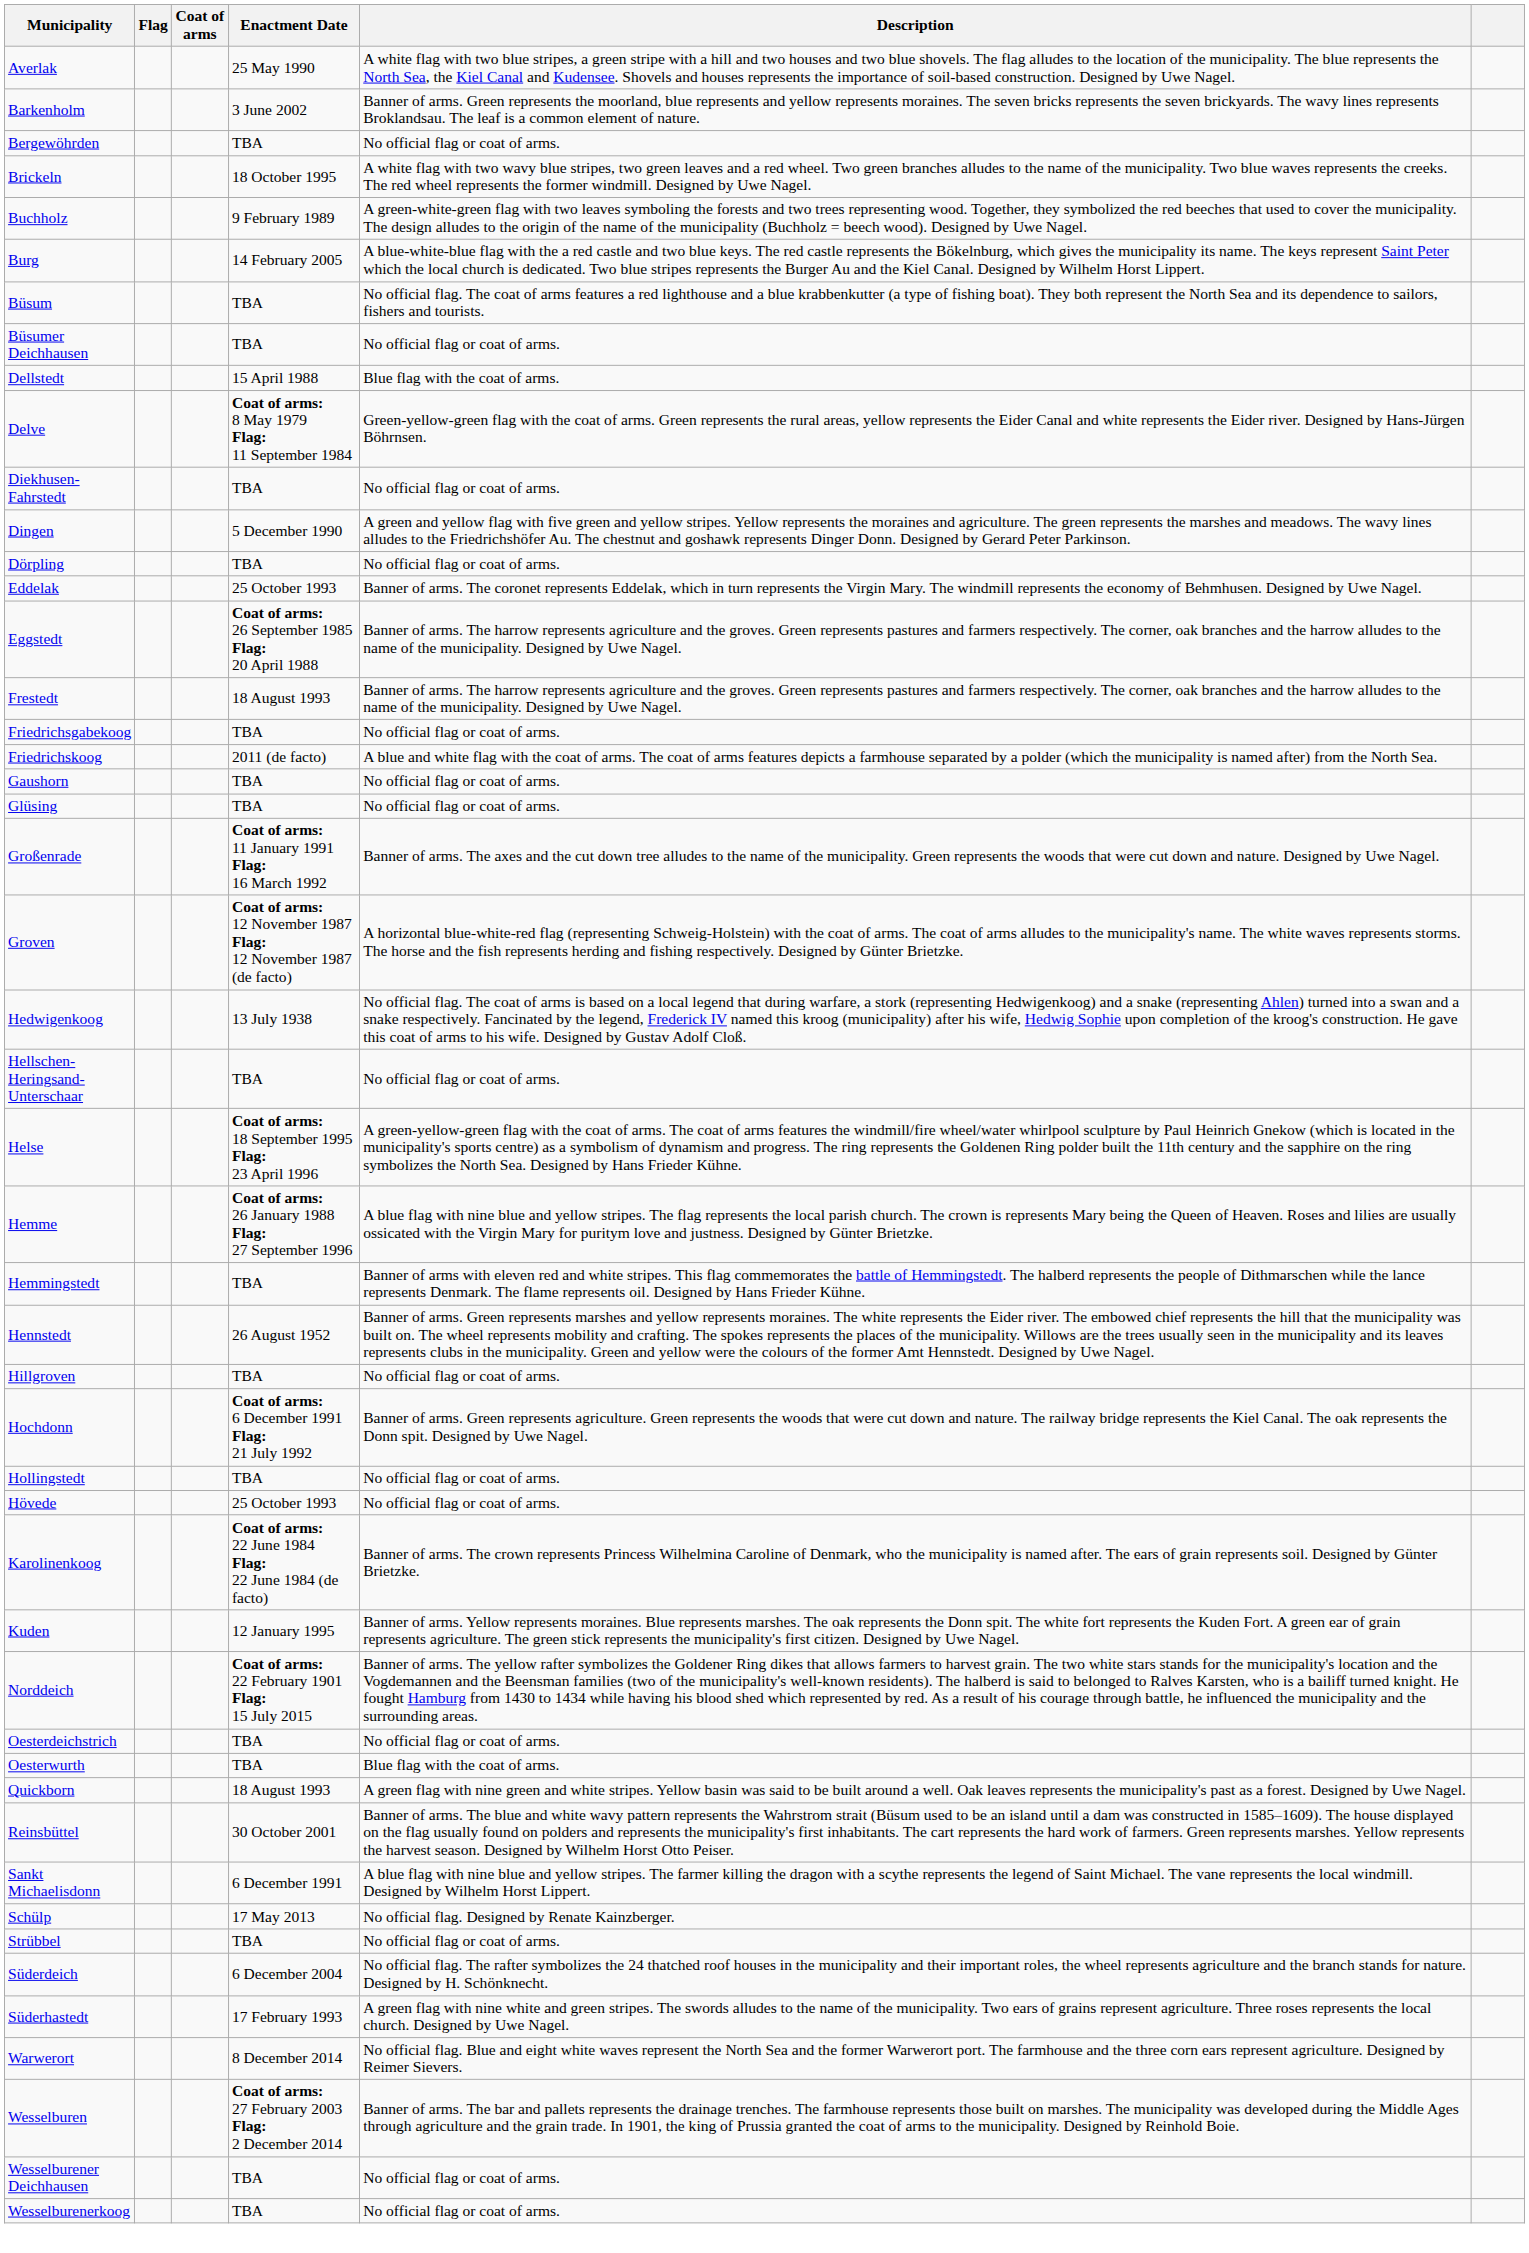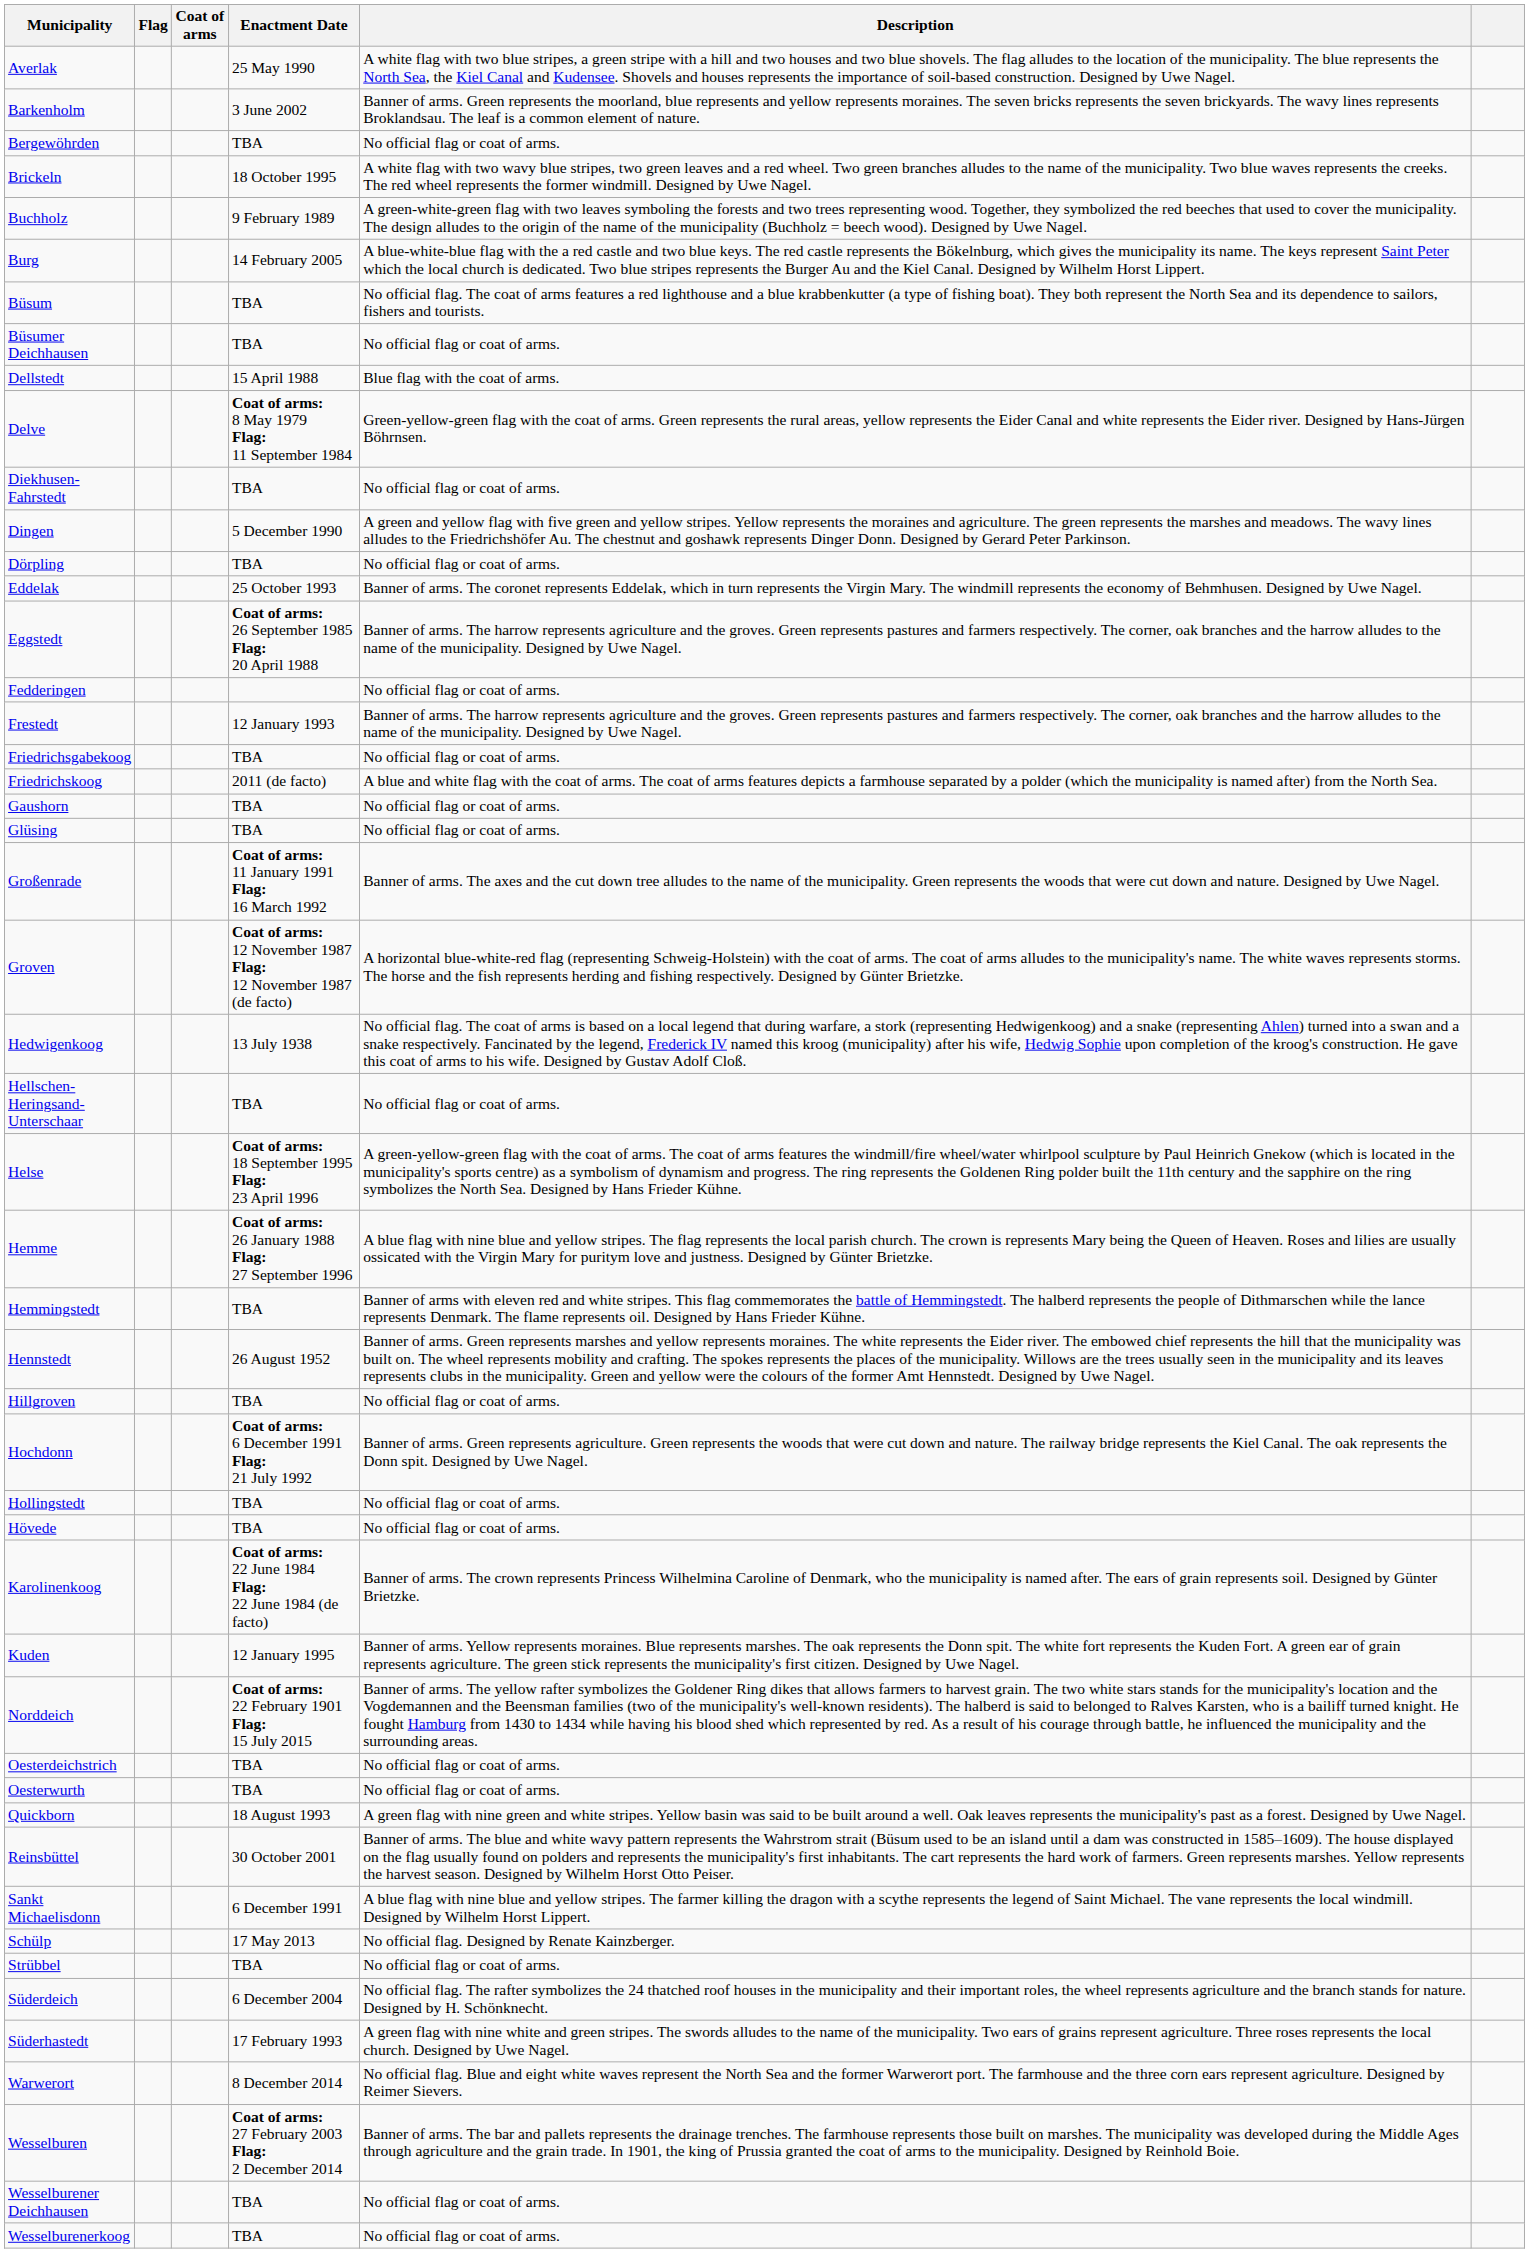+ row: (47, 689)
(281, 698) 18 August 1993 -> (283, 723) 12 January 1993
(284, 1502) 25 October 1993 -> (247, 1527) TBA
(461, 1765) Blue flag with the coat of arms. -> (462, 1790) No official flag or coat of arms.
